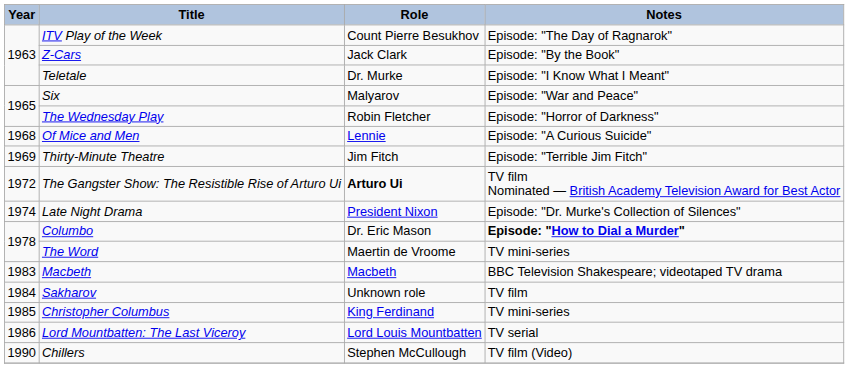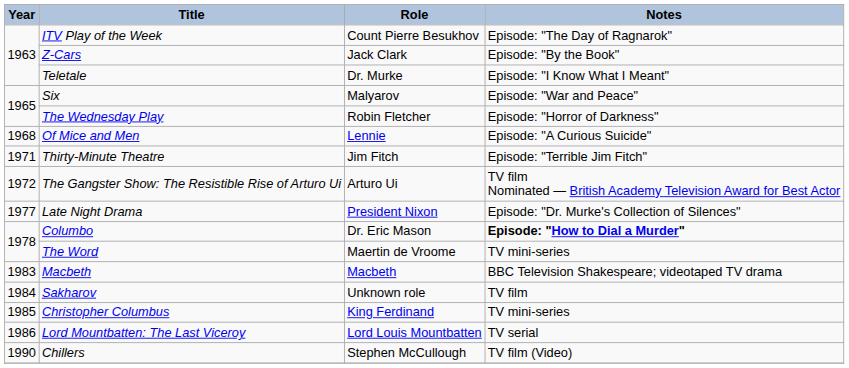(22, 157) 1969 -> (22, 157) 1971
(375, 184) bold -> (372, 184) normal
(22, 211) 1974 -> (22, 211) 1977
